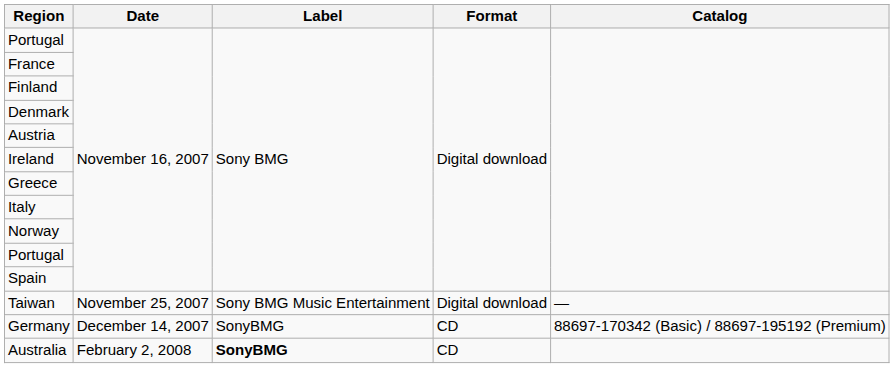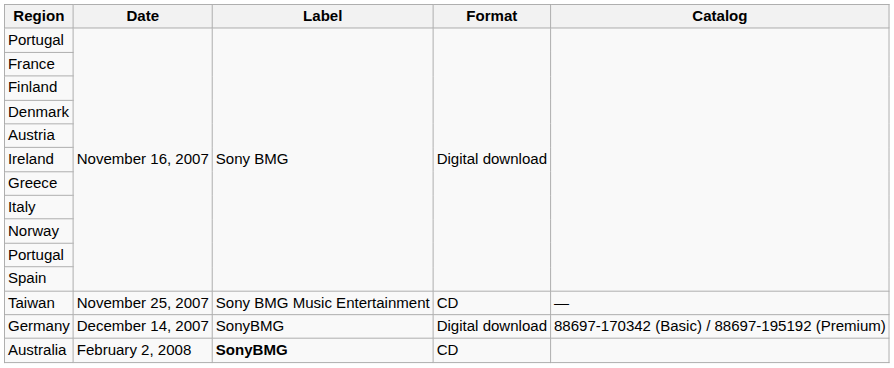(492, 302) Digital download -> (448, 302) CD
(448, 326) CD -> (492, 326) Digital download
